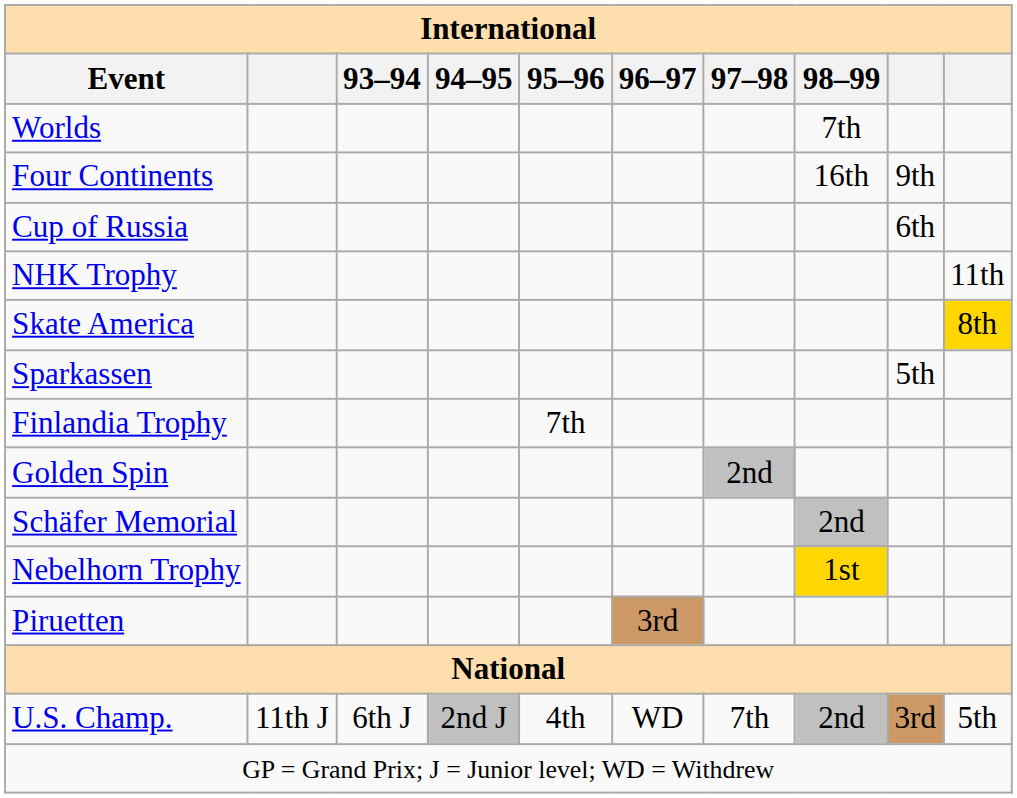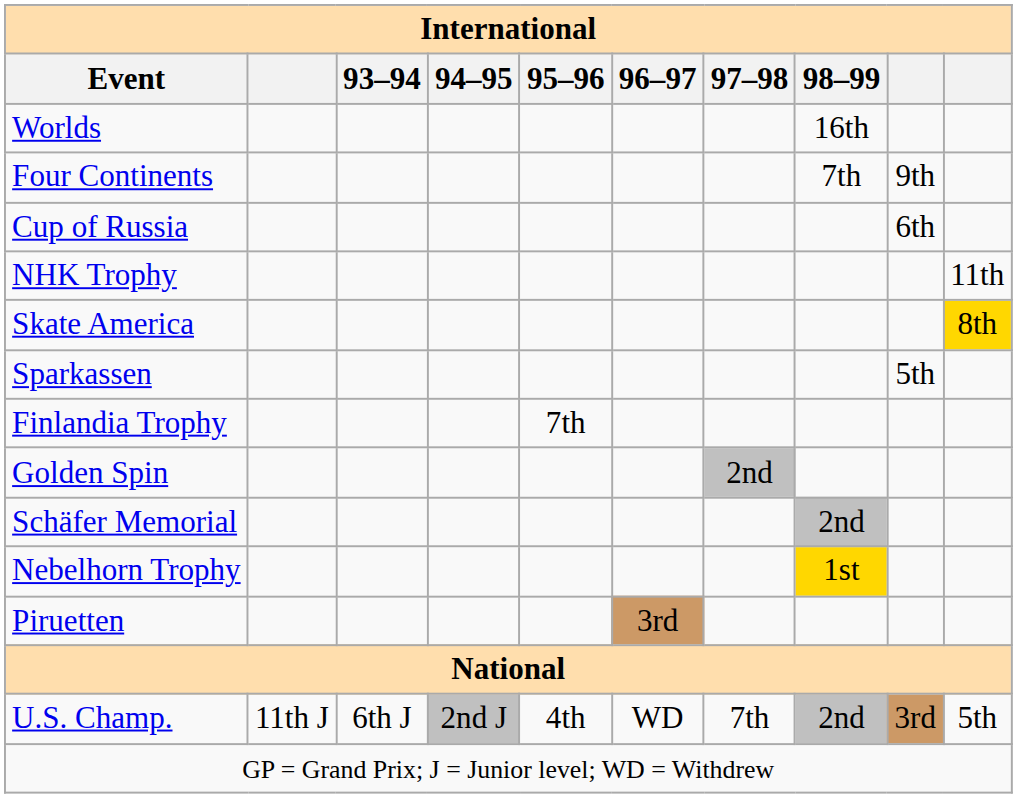(841, 127) 7th -> (841, 127) 16th
(841, 176) 16th -> (841, 176) 7th
